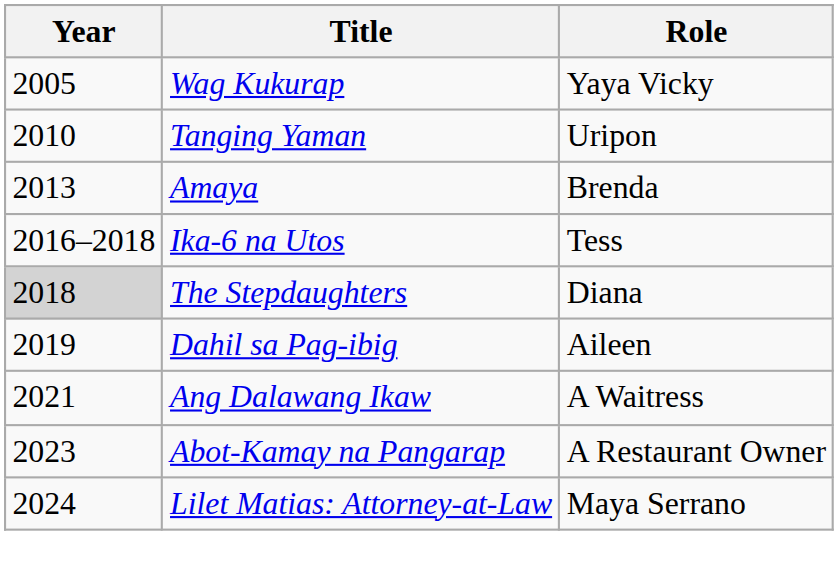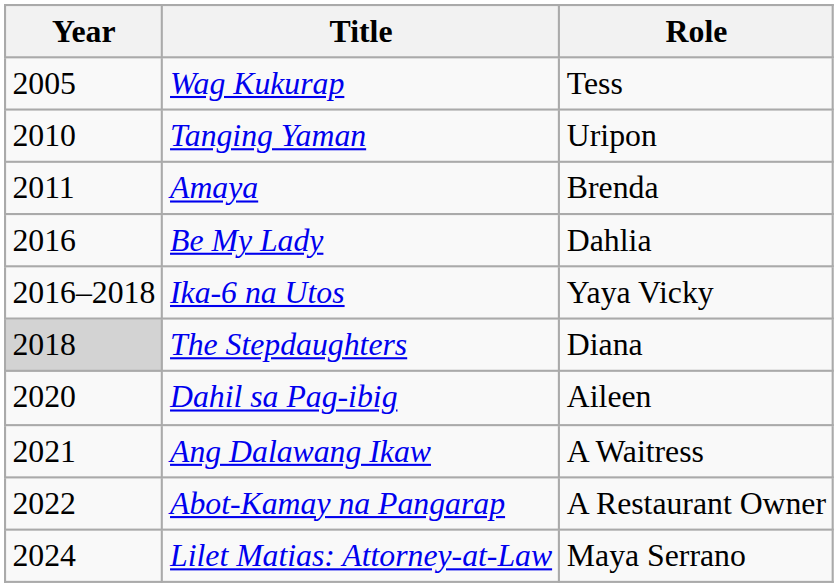(640, 83) Yaya Vicky -> (595, 83) Tess
(44, 188) 2013 -> (44, 188) 2011
+ row: (247, 240)
(595, 240) Tess -> (640, 292) Yaya Vicky
(44, 345) 2019 -> (44, 397) 2020
(44, 449) 2023 -> (44, 502) 2022
